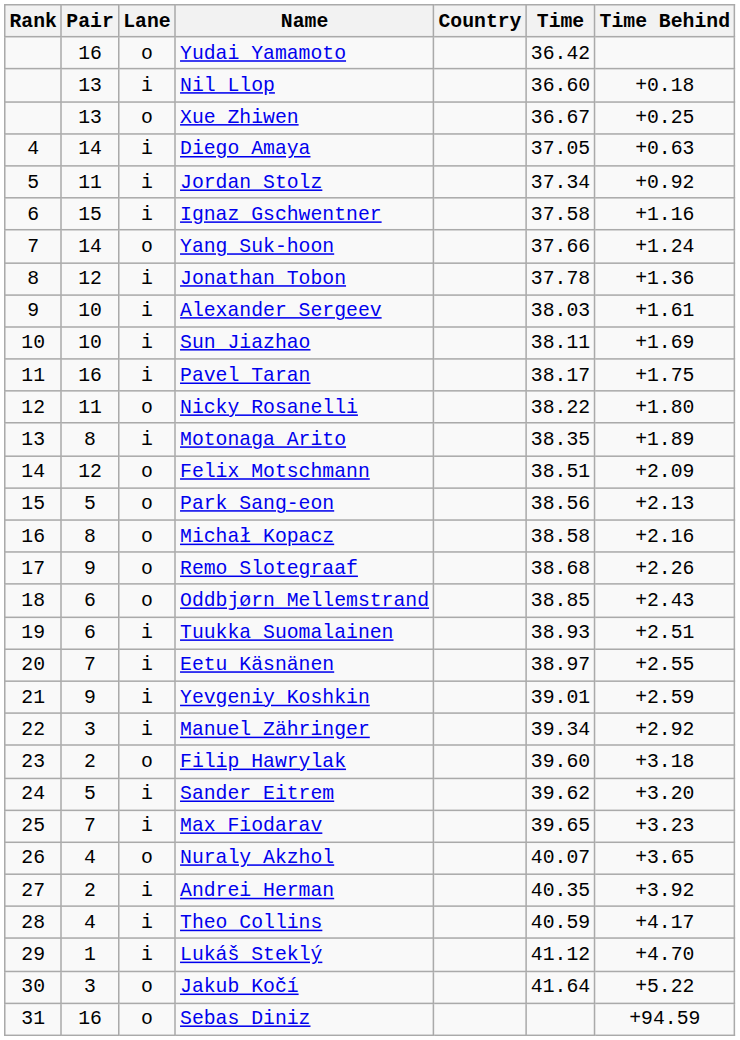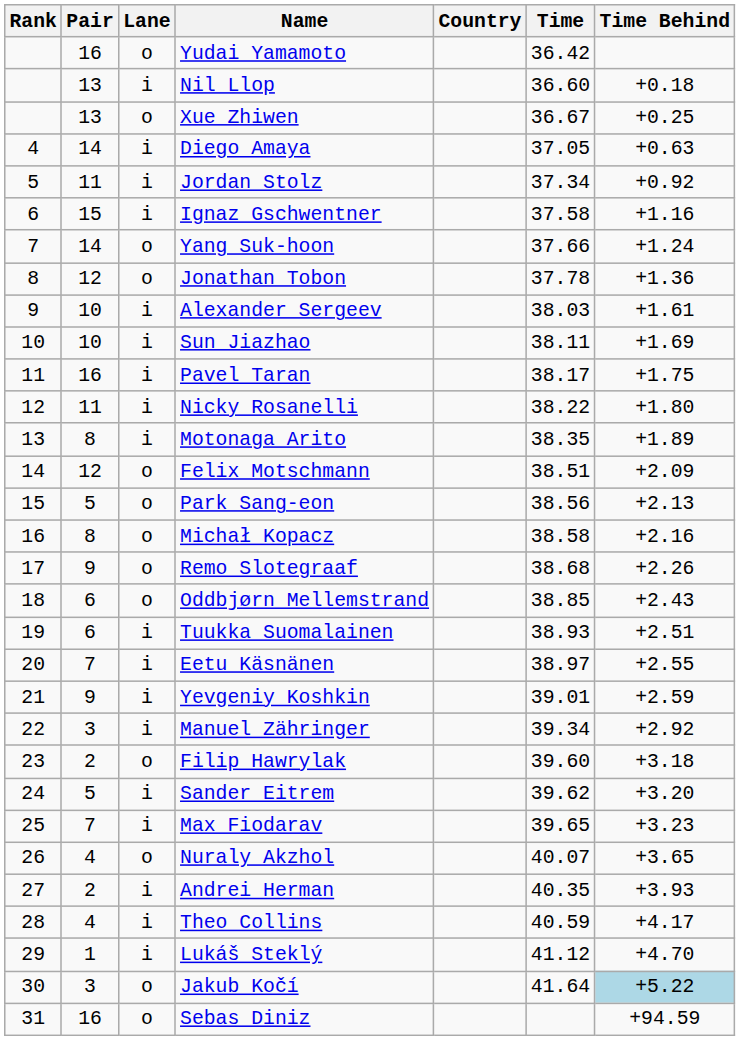(147, 279) i -> (147, 279) o
(147, 407) o -> (147, 407) i
(665, 890) +3.92 -> (665, 890) +3.93
(665, 987) no background -> (665, 987) lightblue background
